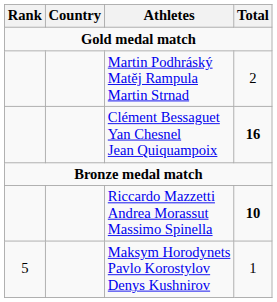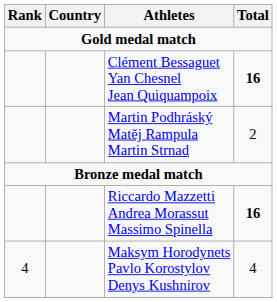rows swapped: (164, 134) <-> (160, 78)
(253, 213) 10 -> (253, 213) 16
(25, 269) 5 -> (25, 269) 4
(253, 269) 1 -> (253, 269) 4
